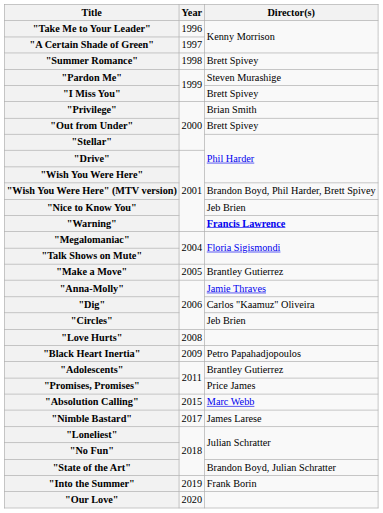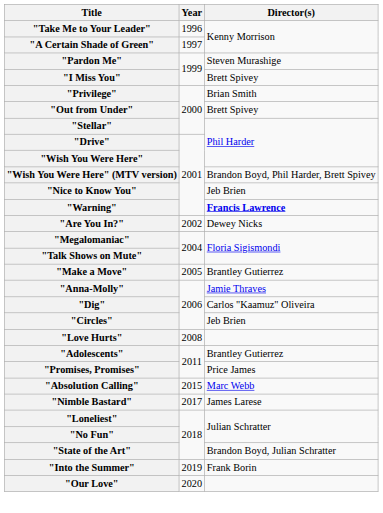- row: (92, 61)
+ row: (92, 223)
- row: (92, 353)
